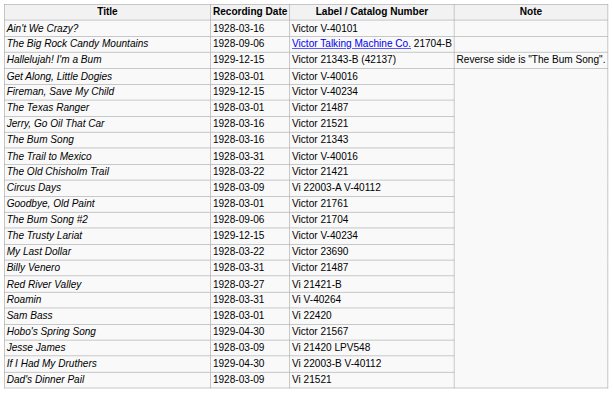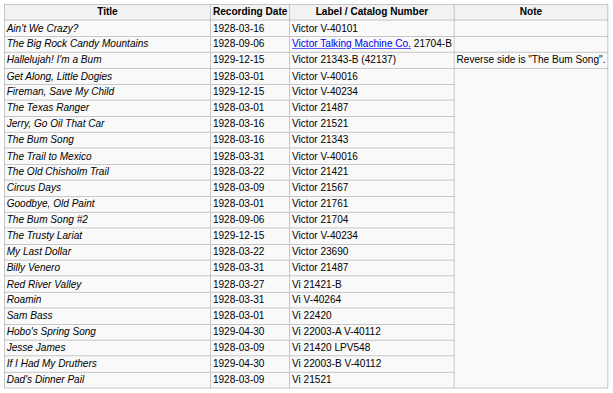(336, 188) Vi 22003-A V-40112 -> (320, 188) Victor 21567
(320, 332) Victor 21567 -> (336, 332) Vi 22003-A V-40112
